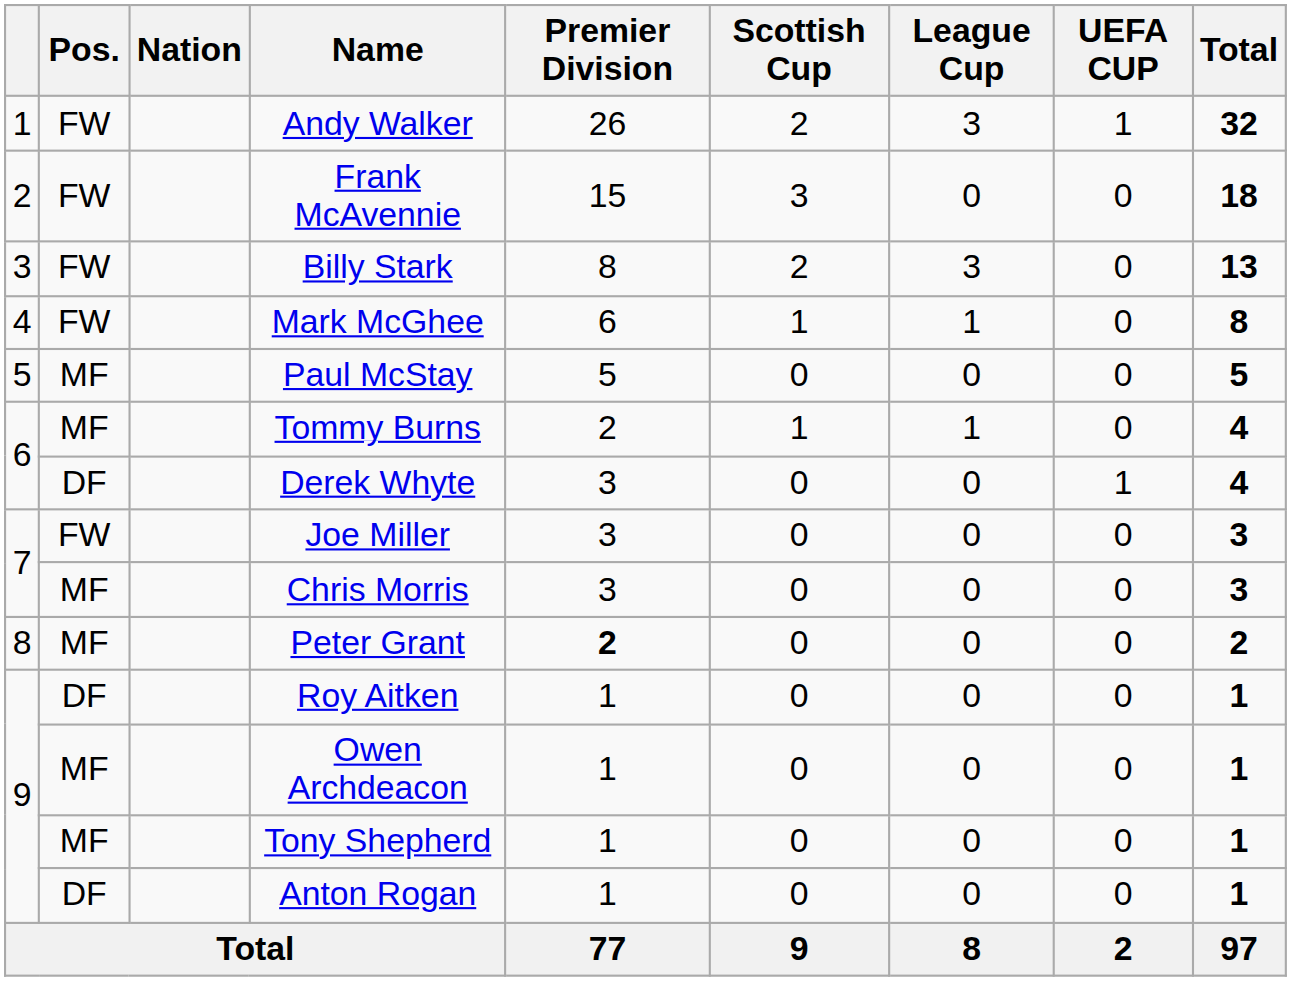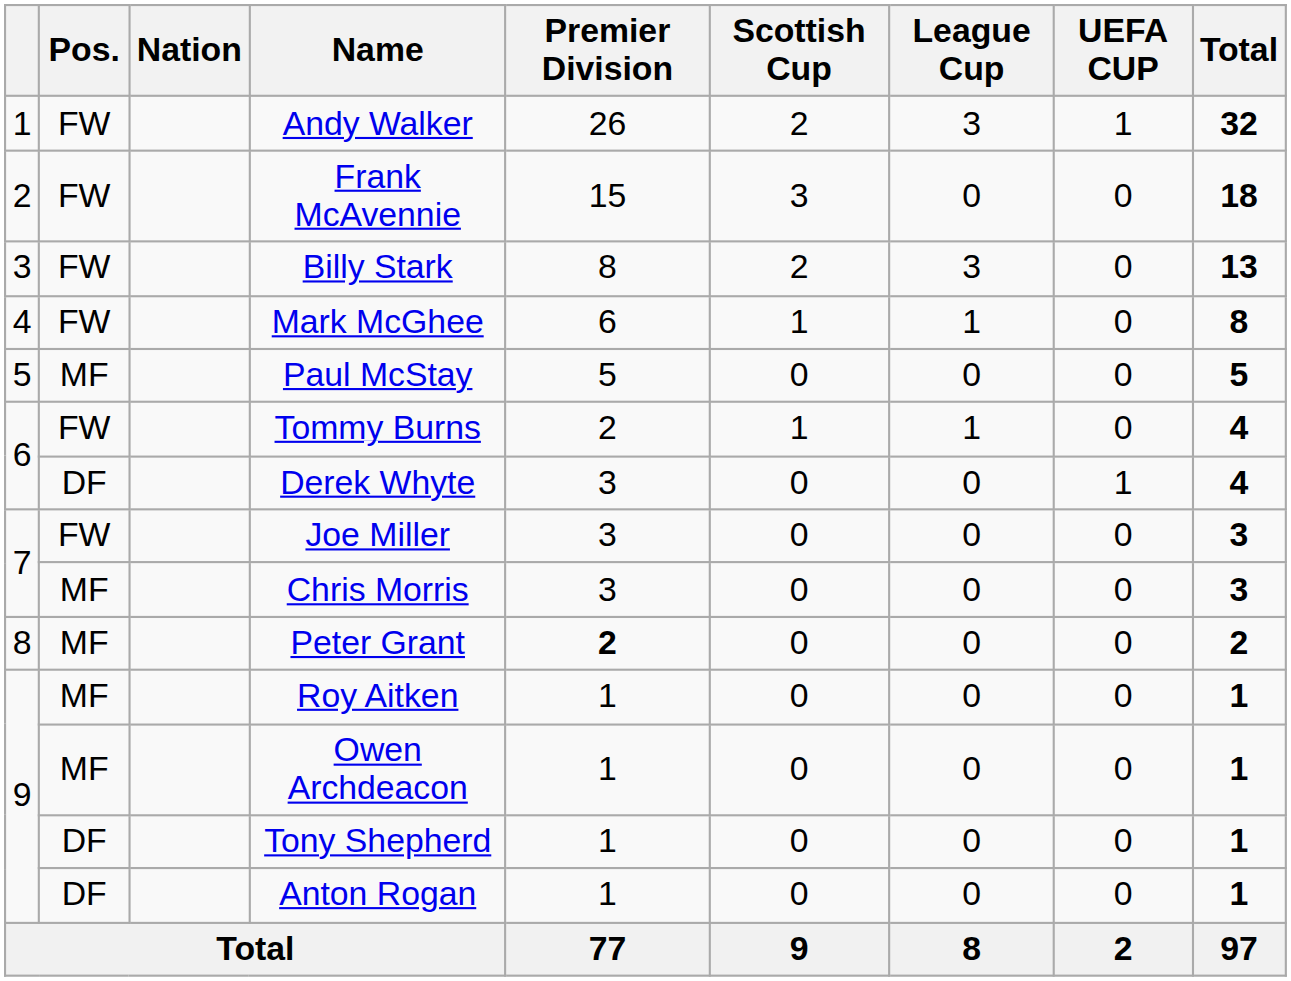(84, 428) MF -> (84, 428) FW
(84, 696) DF -> (84, 696) MF
(84, 841) MF -> (84, 841) DF
